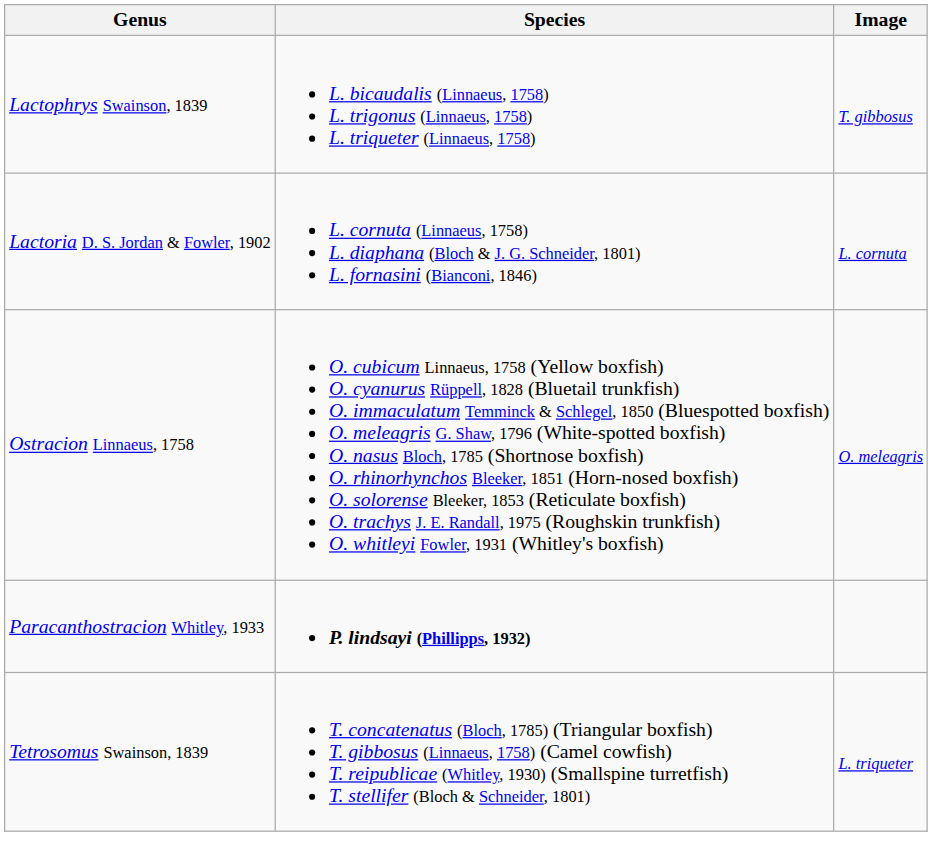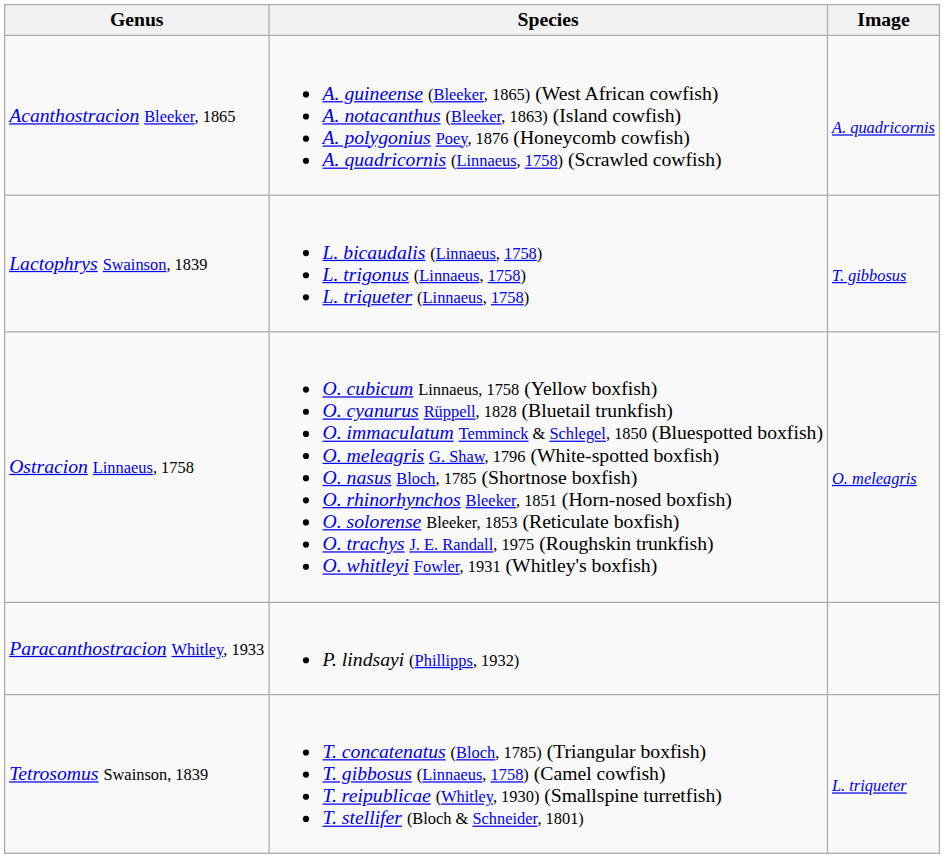+ row: (122, 115)
- row: (140, 241)
(555, 637) bold -> (548, 659) normal
